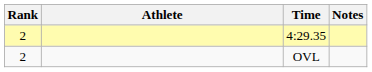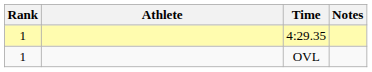(23, 35) 2 -> (23, 35) 1
(23, 56) 2 -> (23, 56) 1
